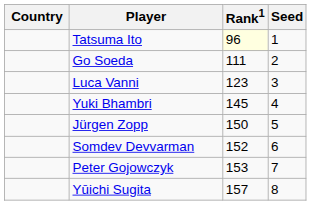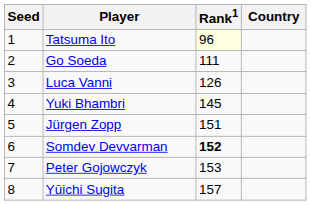columns swapped: (37, 16) <-> (287, 16)
(237, 82) 123 -> (210, 82) 126
(237, 125) 150 -> (210, 125) 151
(237, 146) normal -> (210, 146) bold
